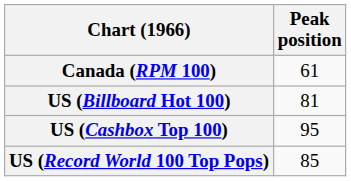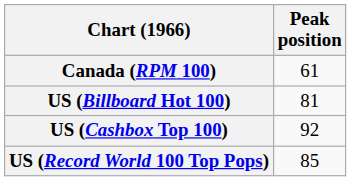(310, 130) 95 -> (310, 130) 92
